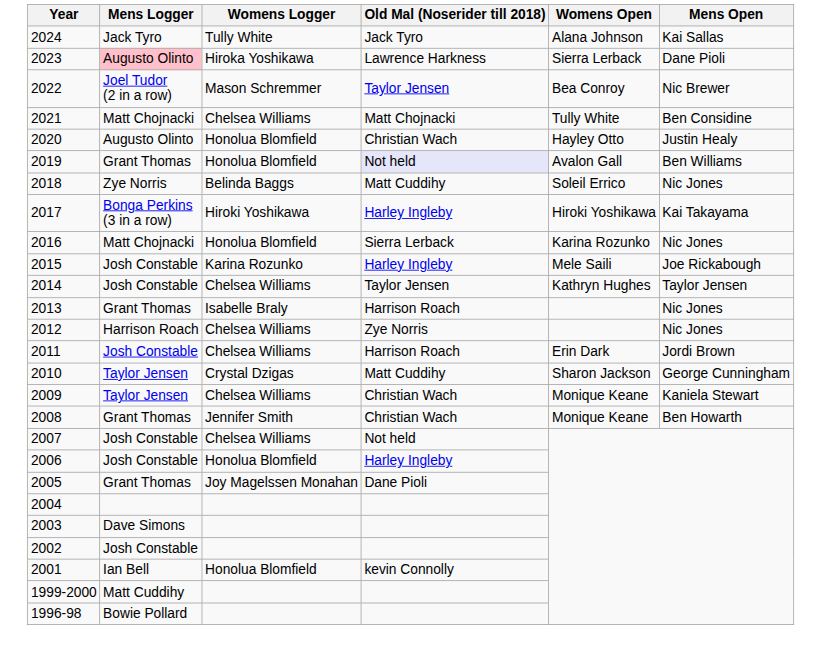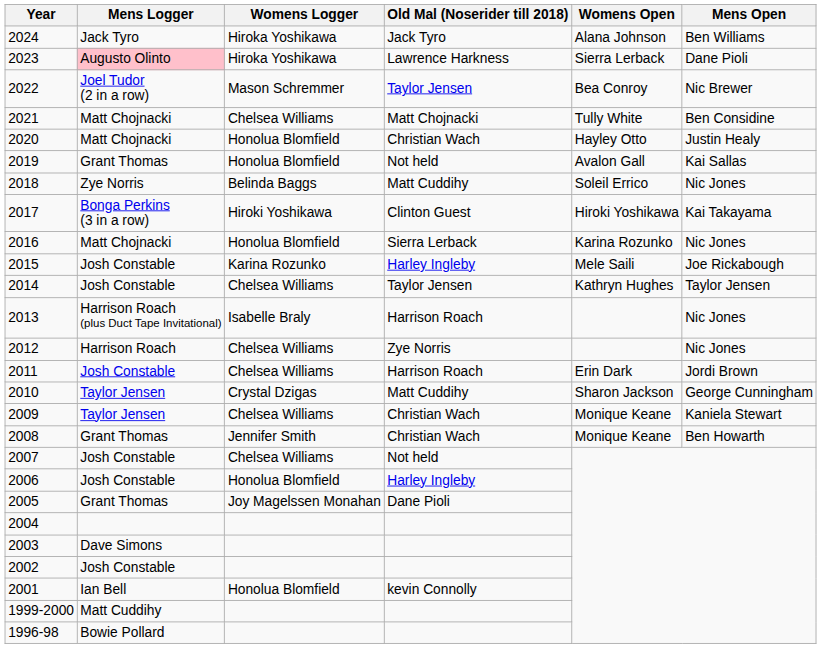(239, 37) Tully White -> (282, 37) Hiroka Yoshikawa
(693, 37) Kai Sallas -> (725, 37) Ben Williams
(148, 140) Augusto Olinto -> (126, 140) Matt Chojnacki
(390, 161) lavender background -> (413, 161) no background
(702, 161) Ben Williams -> (716, 161) Kai Sallas
(408, 213) Harley Ingleby -> (429, 213) Clinton Guest
(147, 308) Grant Thomas -> (151, 315) Harrison Roach (plus Duct Tape Invitational)
